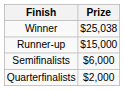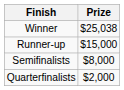(99, 61) $6,000 -> (99, 61) $8,000
